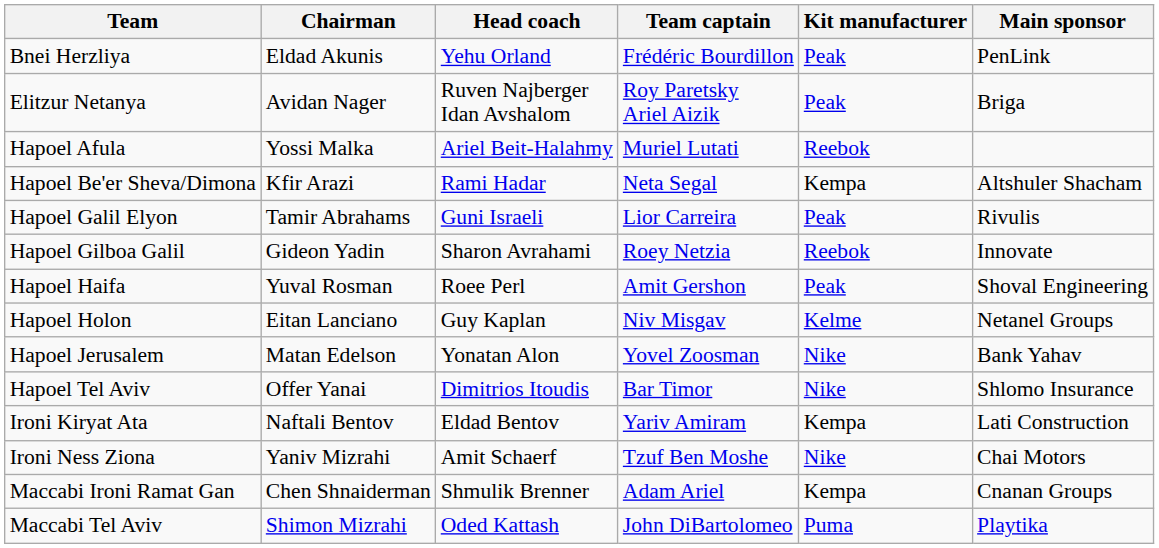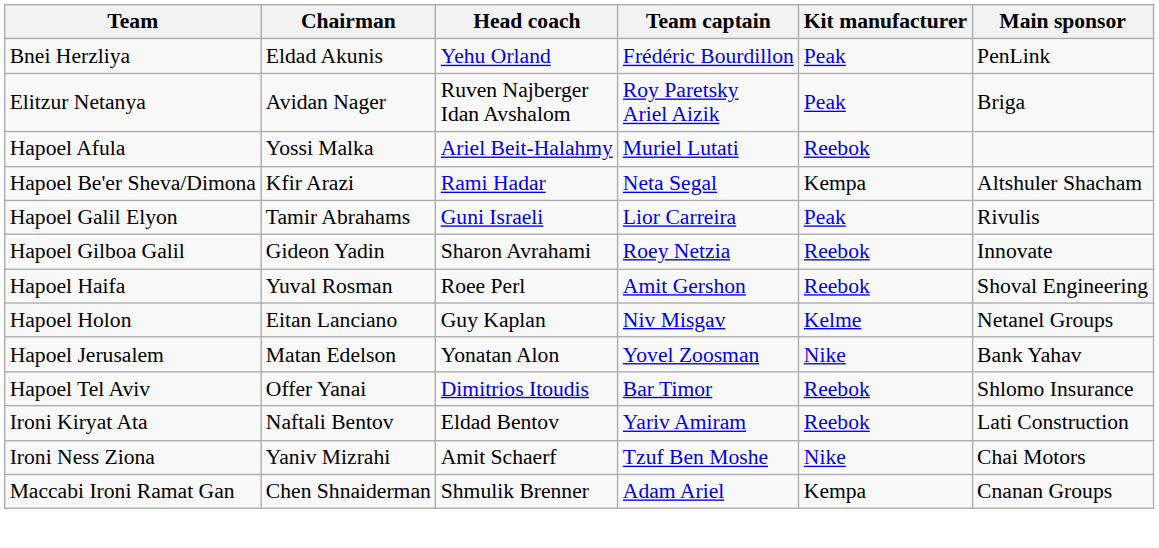(825, 285) Peak -> (837, 285) Reebok
(825, 388) Nike -> (837, 388) Reebok
(835, 422) Kempa -> (837, 422) Reebok
- row: (86, 525)
